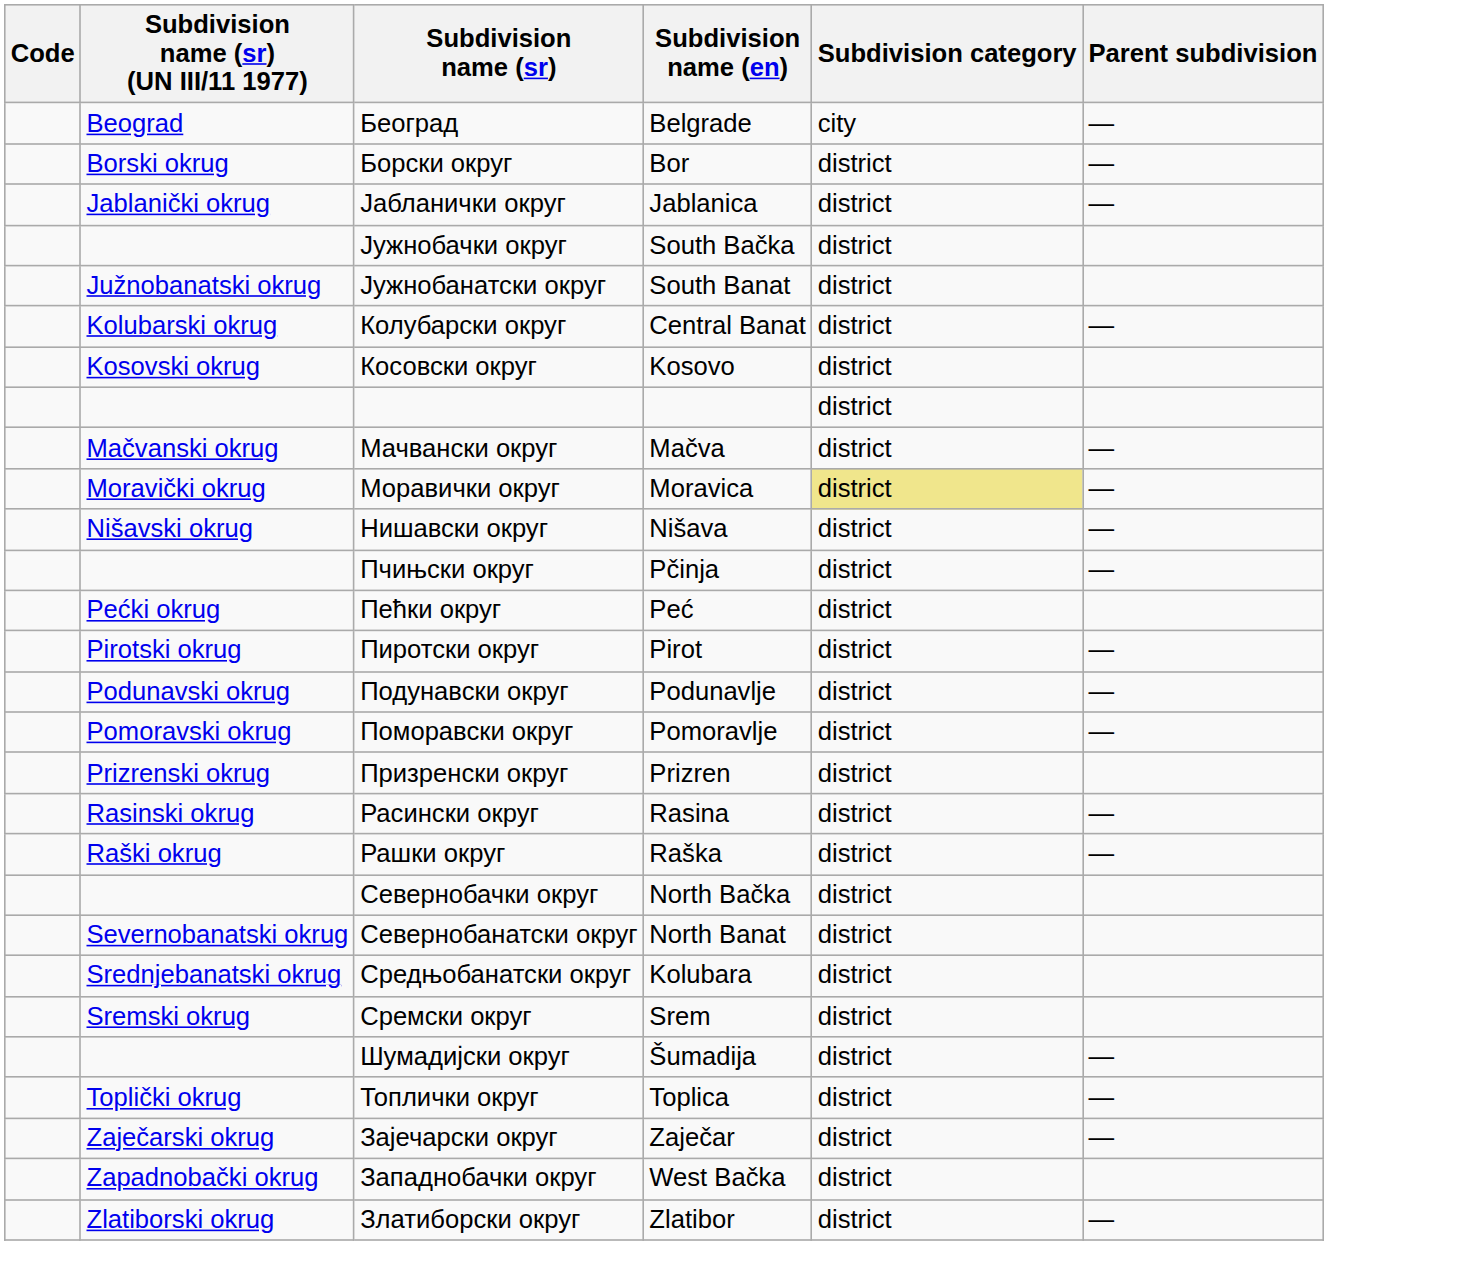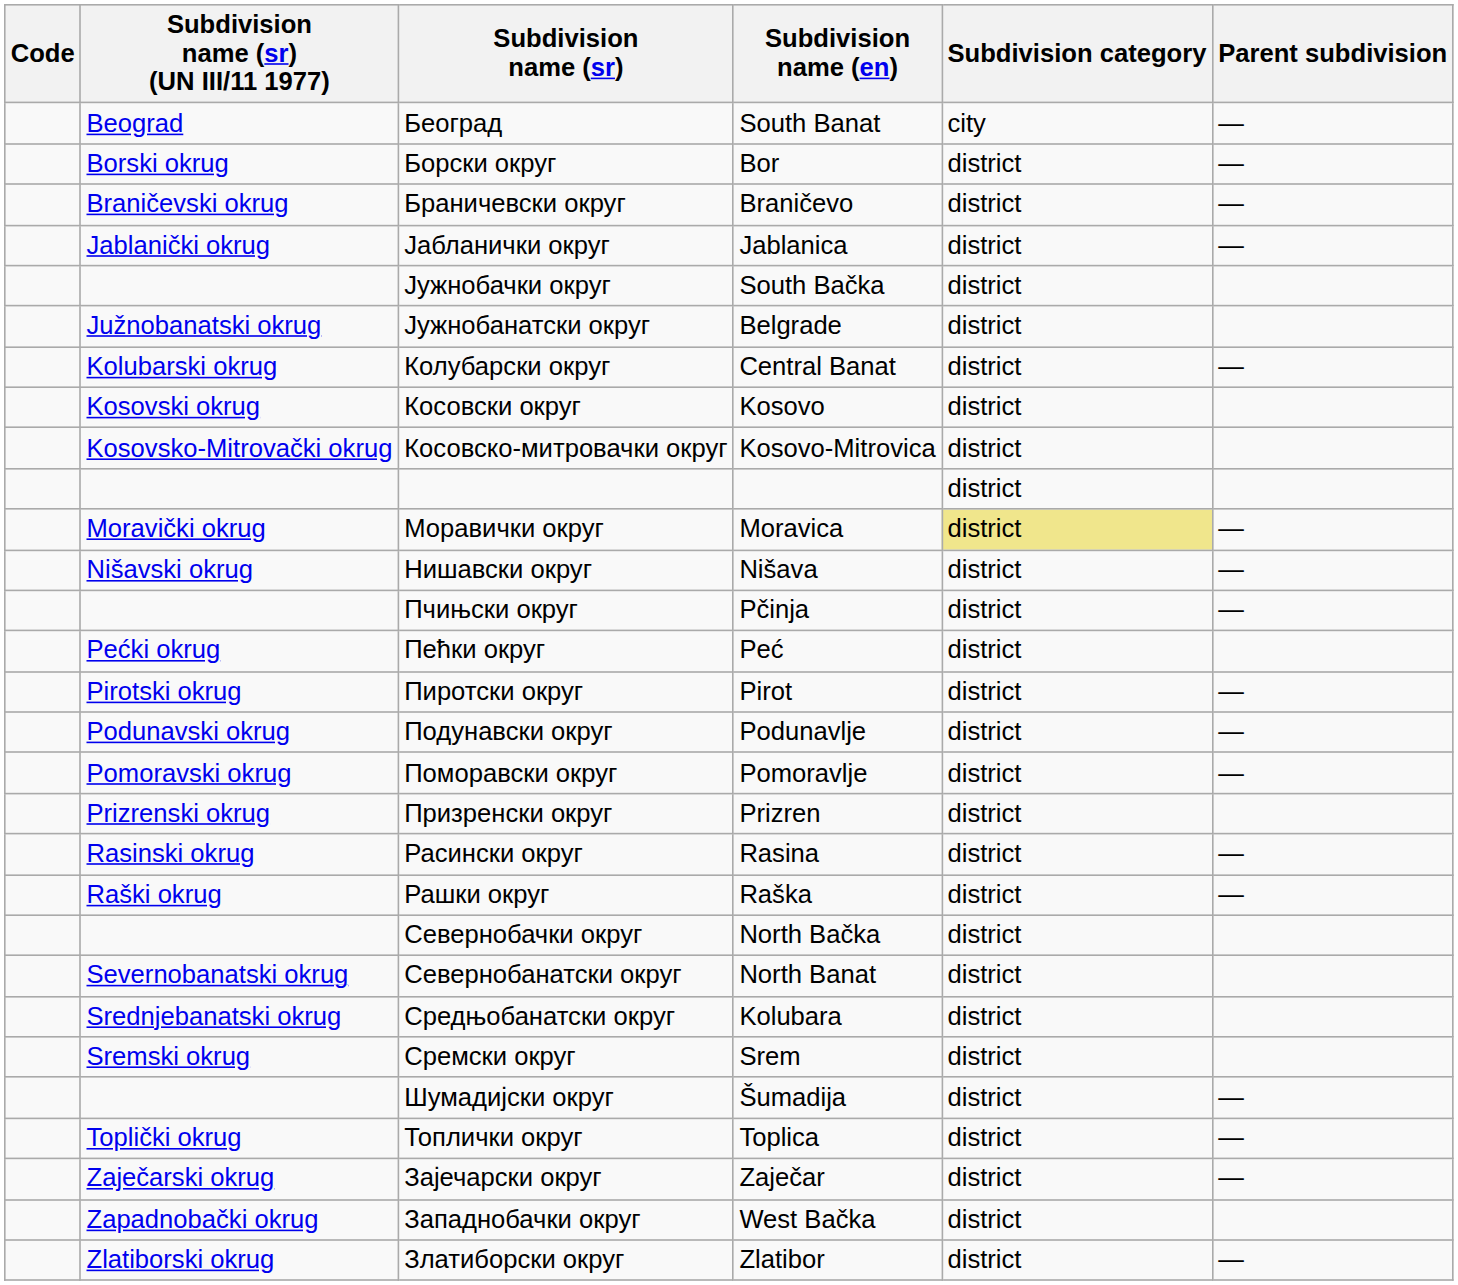(701, 123) Belgrade -> (810, 123) South Banat
+ row: (515, 204)
(720, 285) South Banat -> (791, 326) Belgrade
+ row: (566, 447)
- row: (459, 447)
